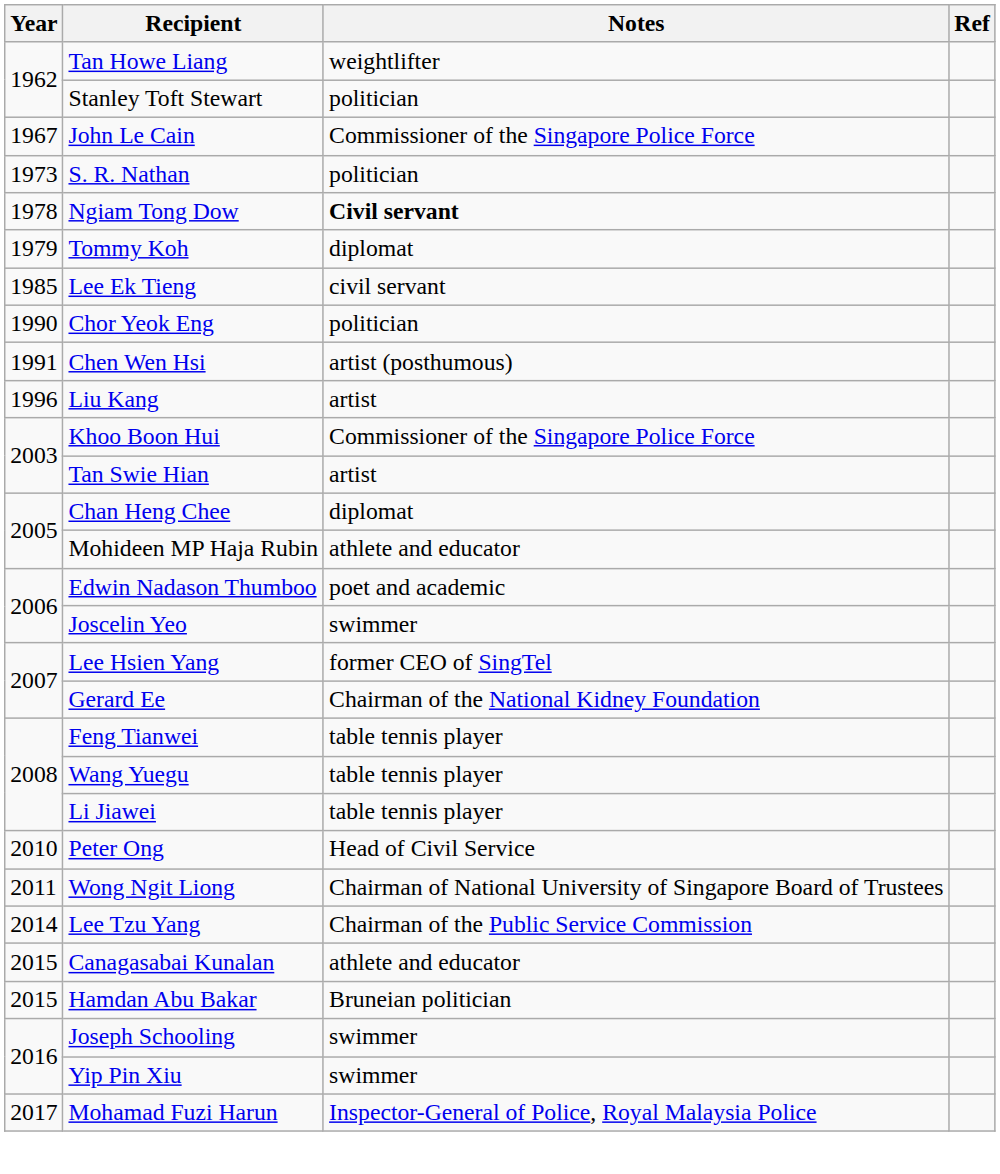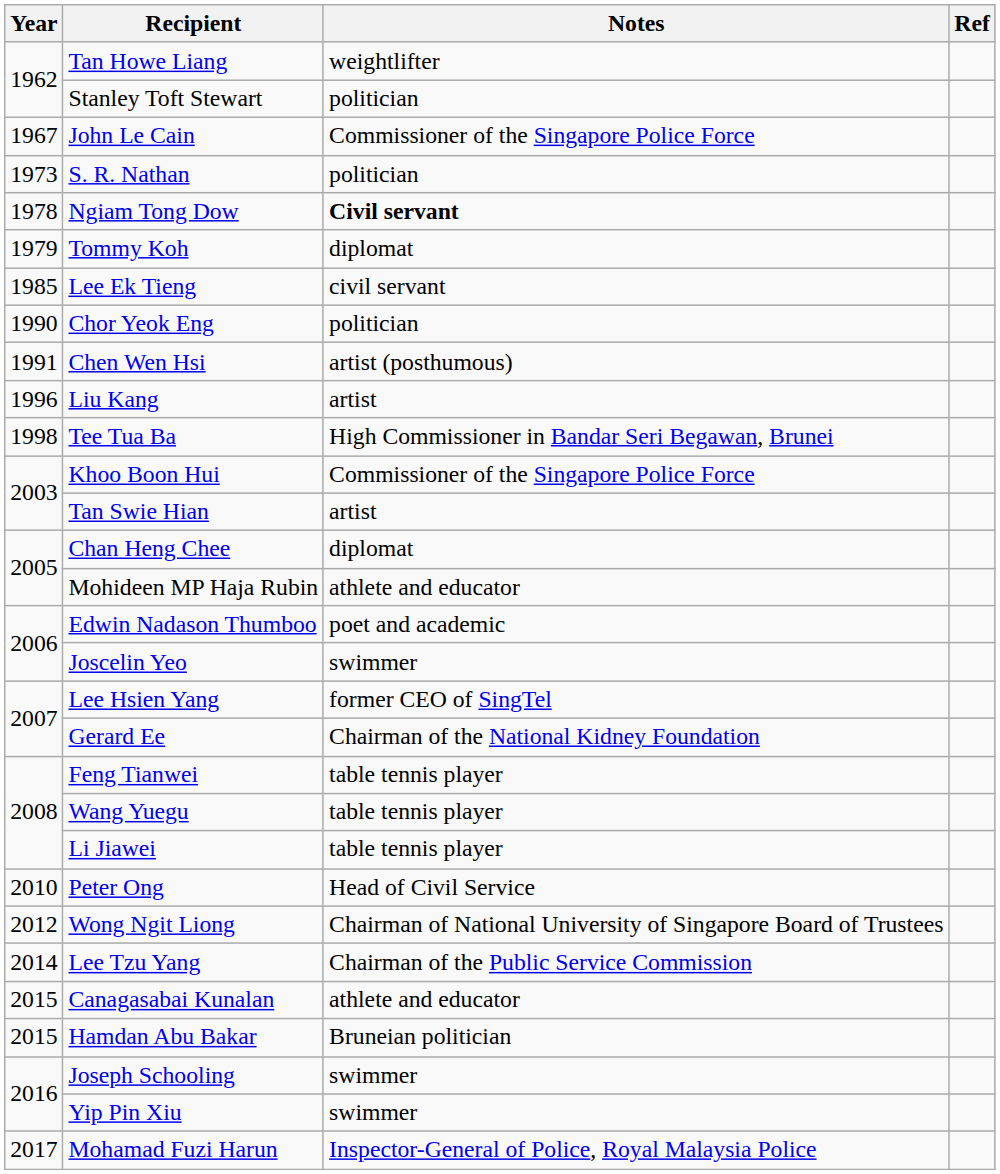+ row: (122, 436)
(33, 887) 2011 -> (34, 924) 2012
